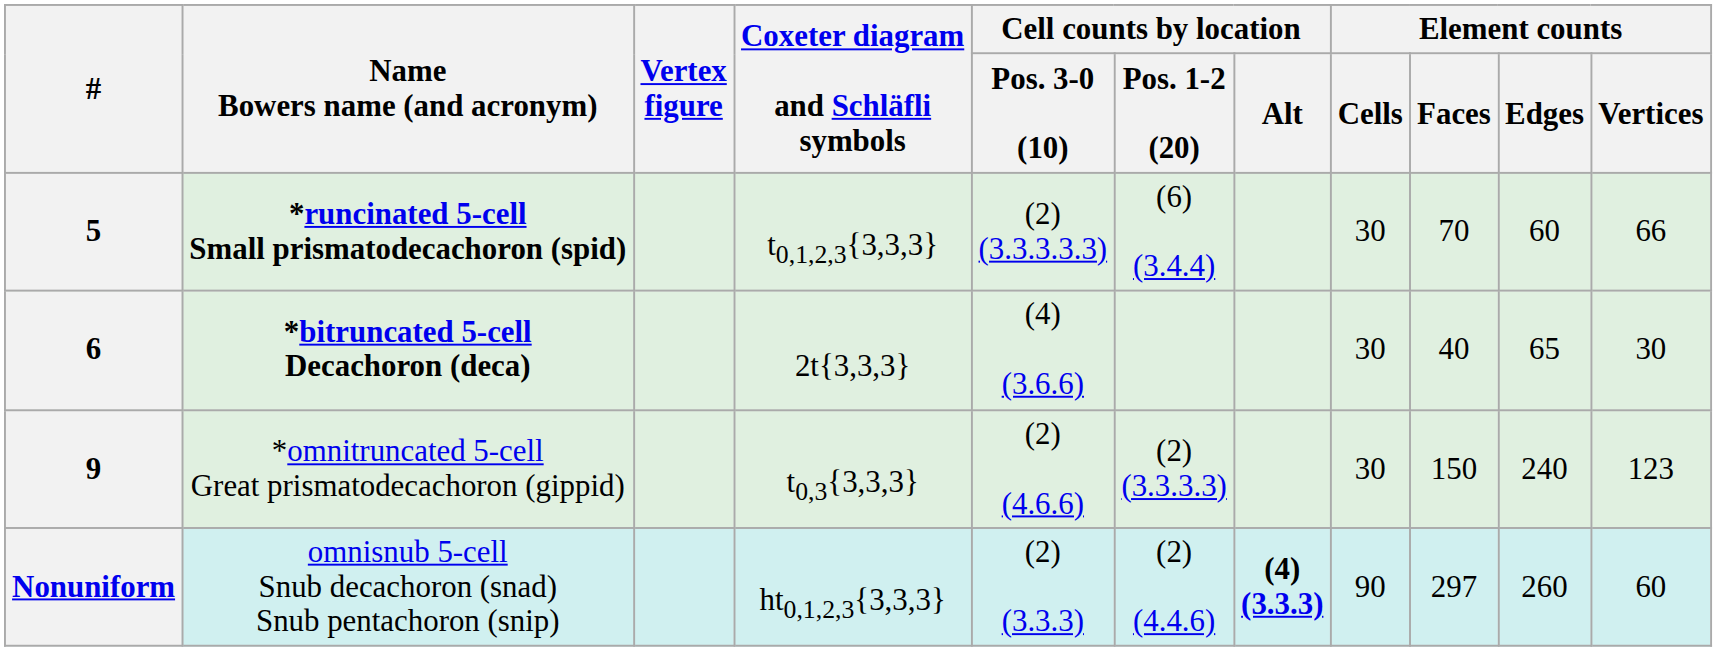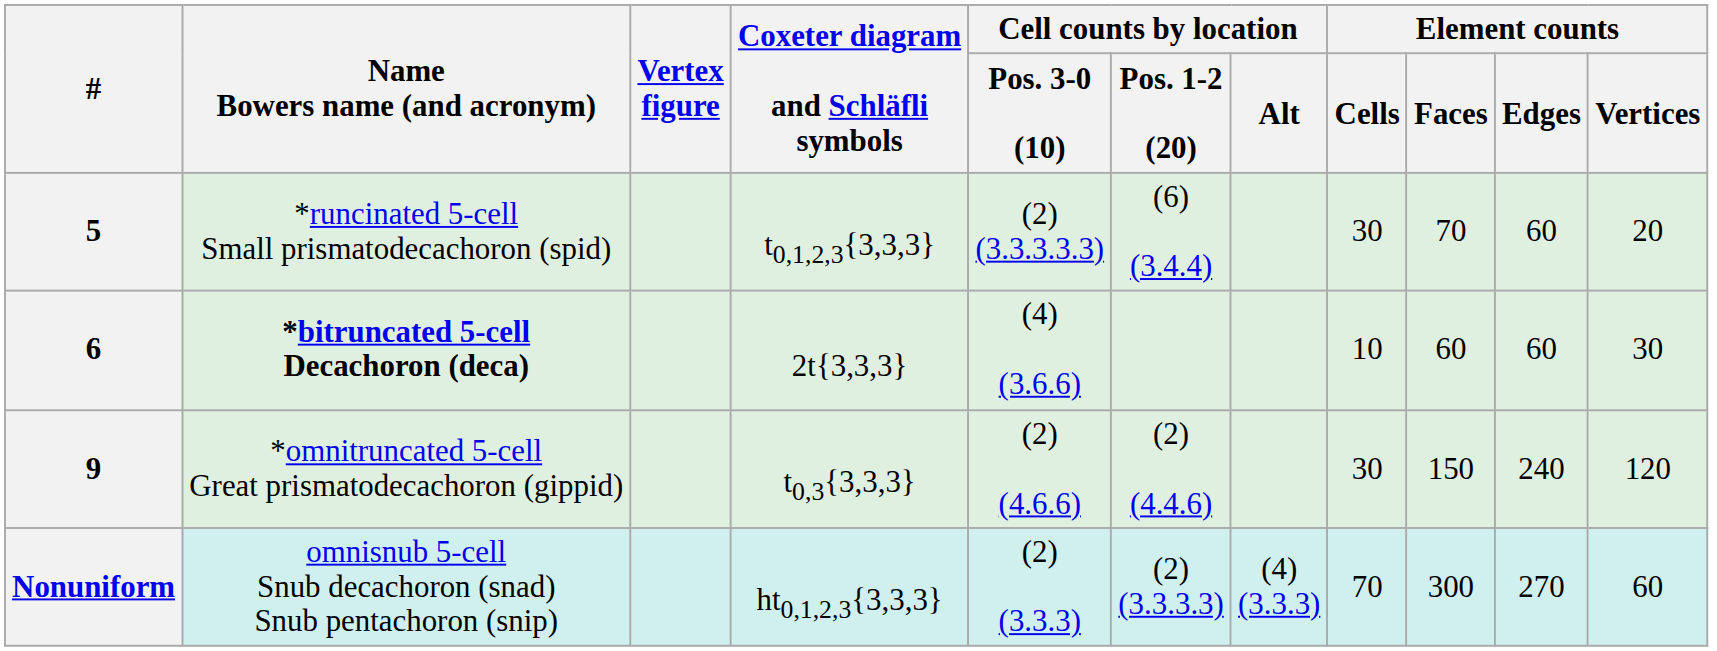(408, 231) bold -> (406, 231) normal
(1651, 231) 66 -> (1648, 231) 20
(1370, 349) 30 -> (1367, 349) 10
(1454, 349) 40 -> (1451, 349) 60
(1545, 349) 65 -> (1541, 349) 60
(1174, 468) (2) (3.3.3.3) -> (1171, 468) (2) (4.4.6)
(1651, 468) 123 -> (1648, 468) 120
(1174, 586) (2) (4.4.6) -> (1171, 586) (2) (3.3.3.3)
(1282, 586) bold -> (1279, 586) normal
(1370, 586) 90 -> (1367, 586) 70
(1454, 586) 297 -> (1451, 586) 300
(1545, 586) 260 -> (1541, 586) 270
